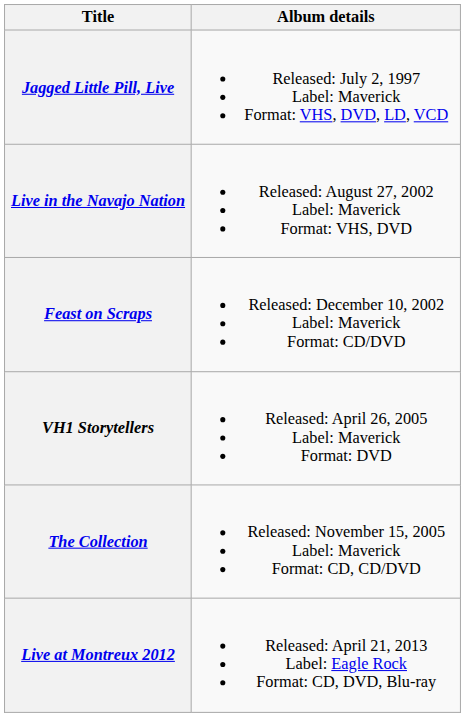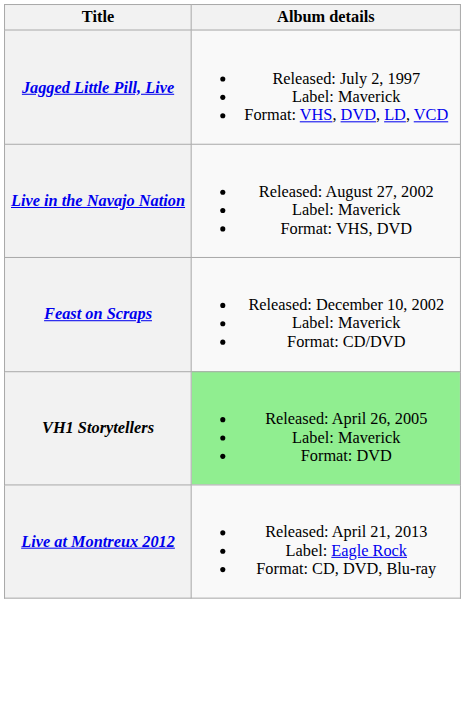(326, 437) no background -> (326, 437) lightgreen background
- row: (98, 541)
